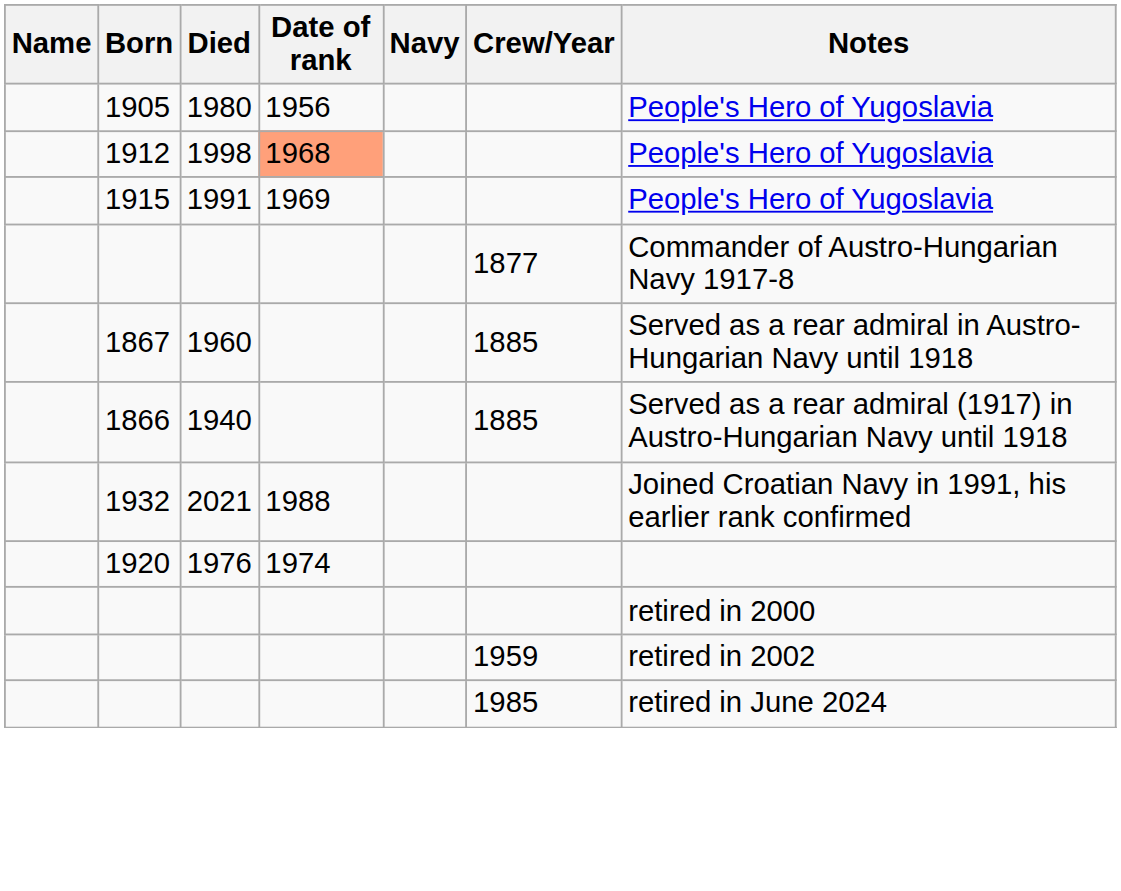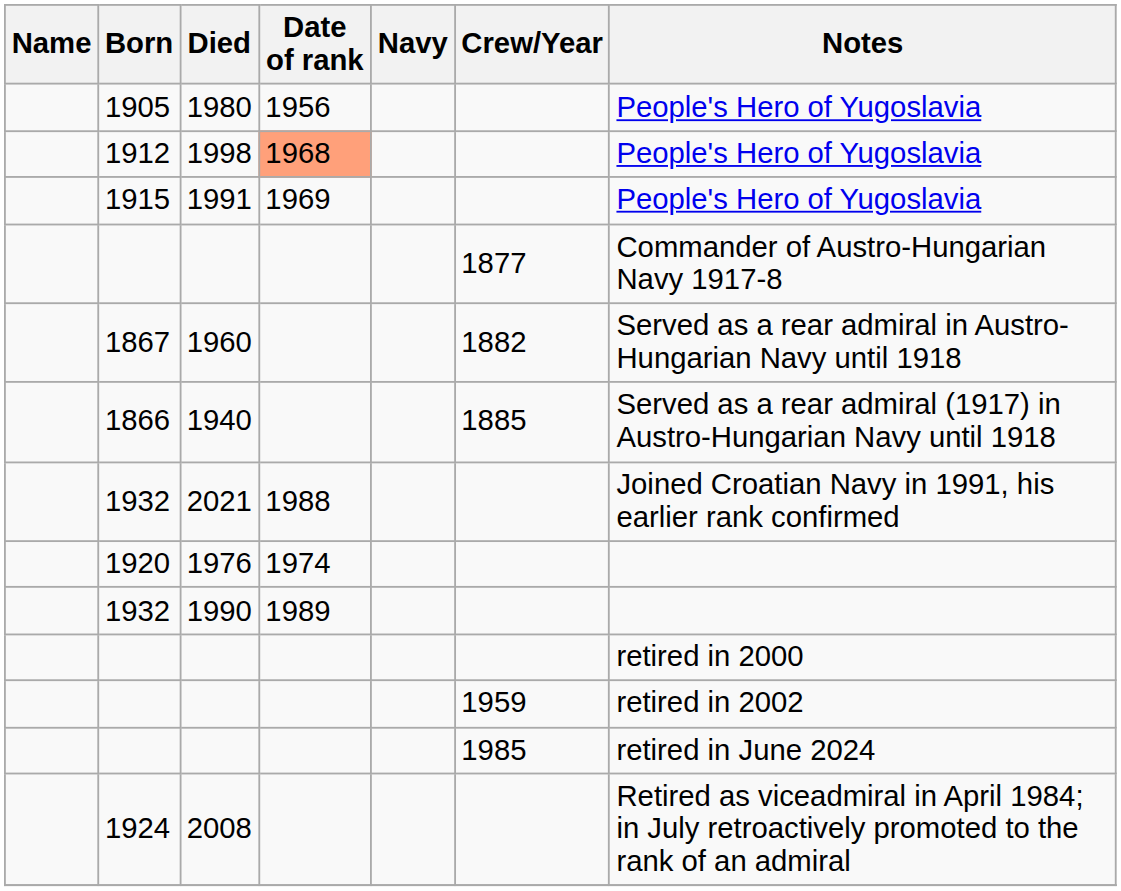(506, 342) 1885 -> (494, 342) 1882
+ row: (137, 610)
+ row: (137, 829)
